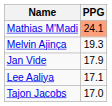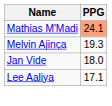(94, 61) 17.9 -> (94, 61) 18.0
- row: (37, 93)
